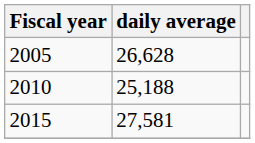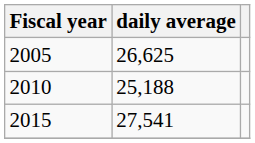(145, 54) 26,628 -> (145, 54) 26,625
(145, 120) 27,581 -> (145, 120) 27,541
